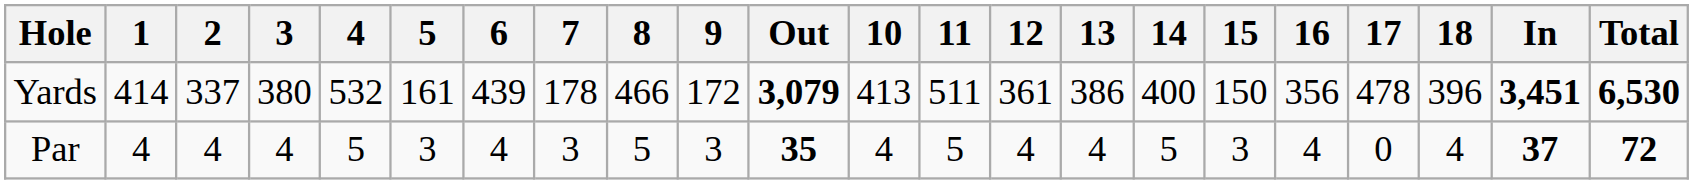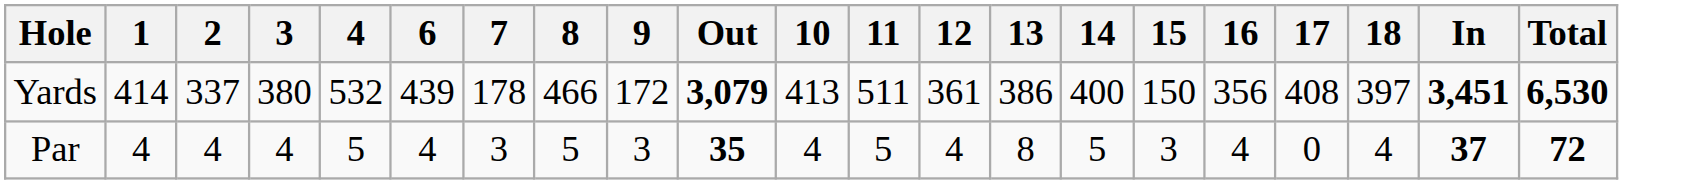- column: (427, 33)
(1383, 91) 478 -> (1312, 91) 408
(1455, 91) 396 -> (1383, 91) 397
(1097, 149) 4 -> (1026, 149) 8
